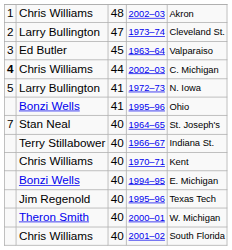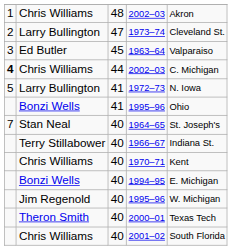(193, 199) Texas Tech -> (195, 199) W. Michigan
(195, 217) W. Michigan -> (193, 217) Texas Tech
